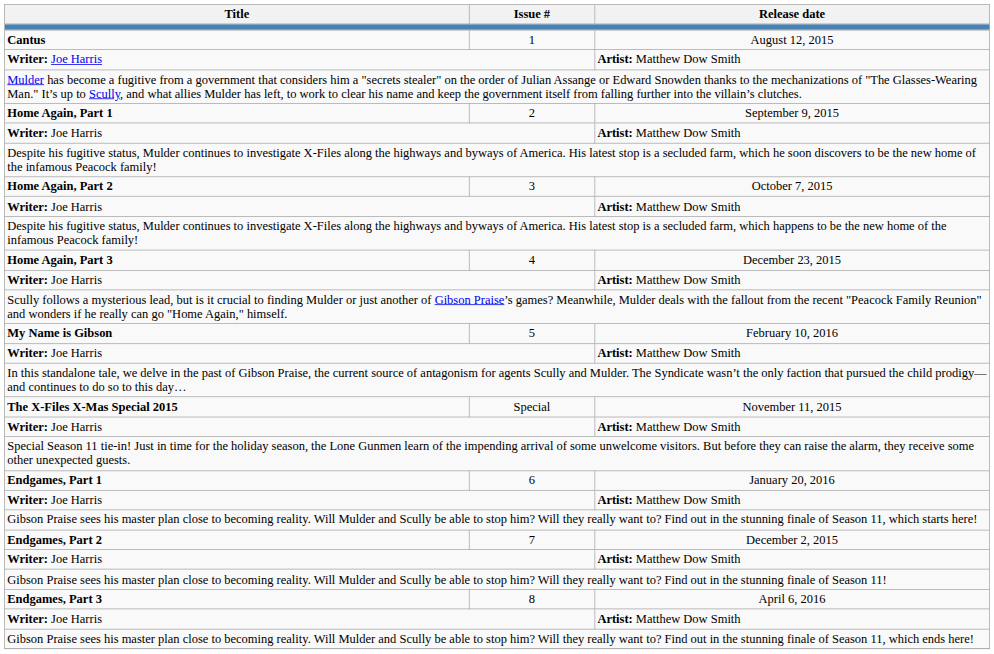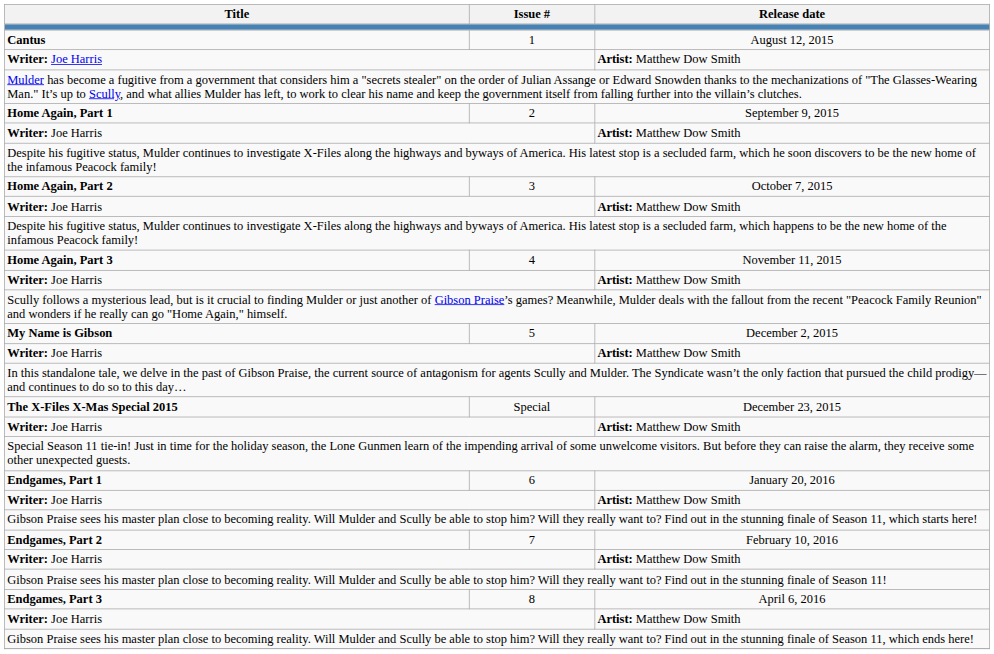(792, 260) December 23, 2015 -> (792, 260) November 11, 2015
(792, 333) February 10, 2016 -> (792, 333) December 2, 2015
(792, 407) November 11, 2015 -> (792, 407) December 23, 2015
(792, 539) December 2, 2015 -> (792, 539) February 10, 2016
